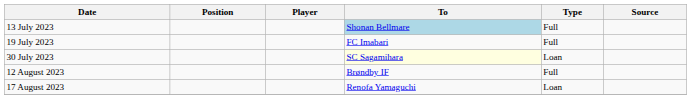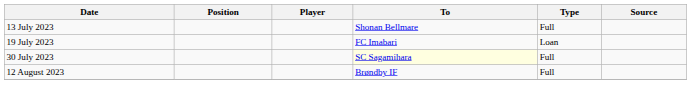(378, 27) lightblue background -> (387, 27) no background
(551, 42) Full -> (549, 42) Loan
(553, 57) Loan -> (547, 57) Full
- row: (35, 87)
